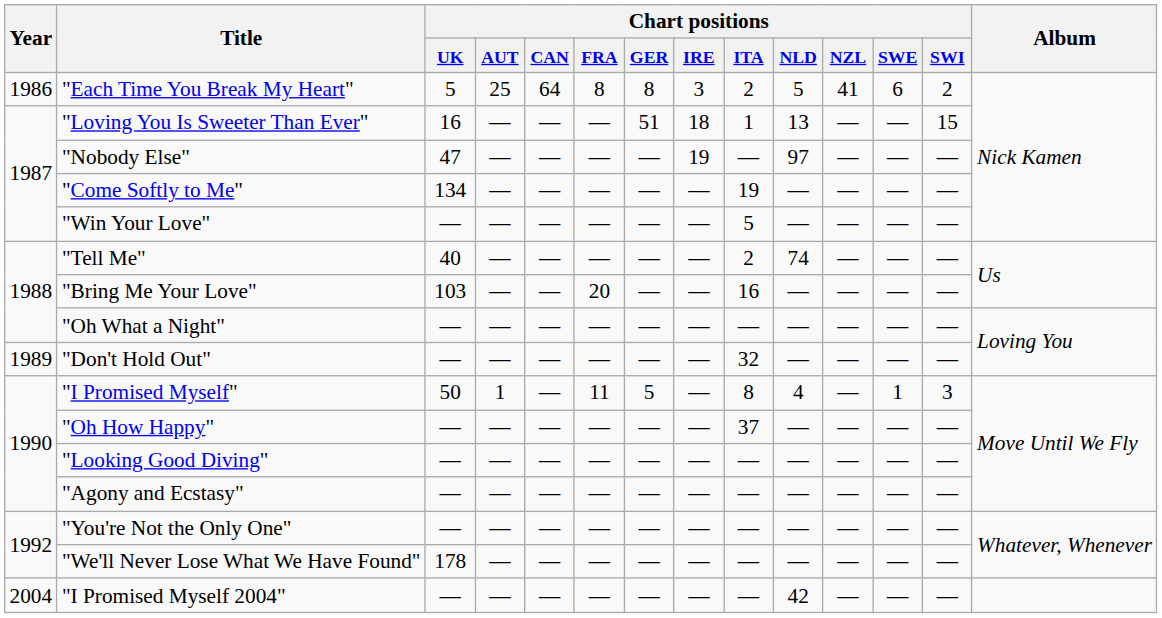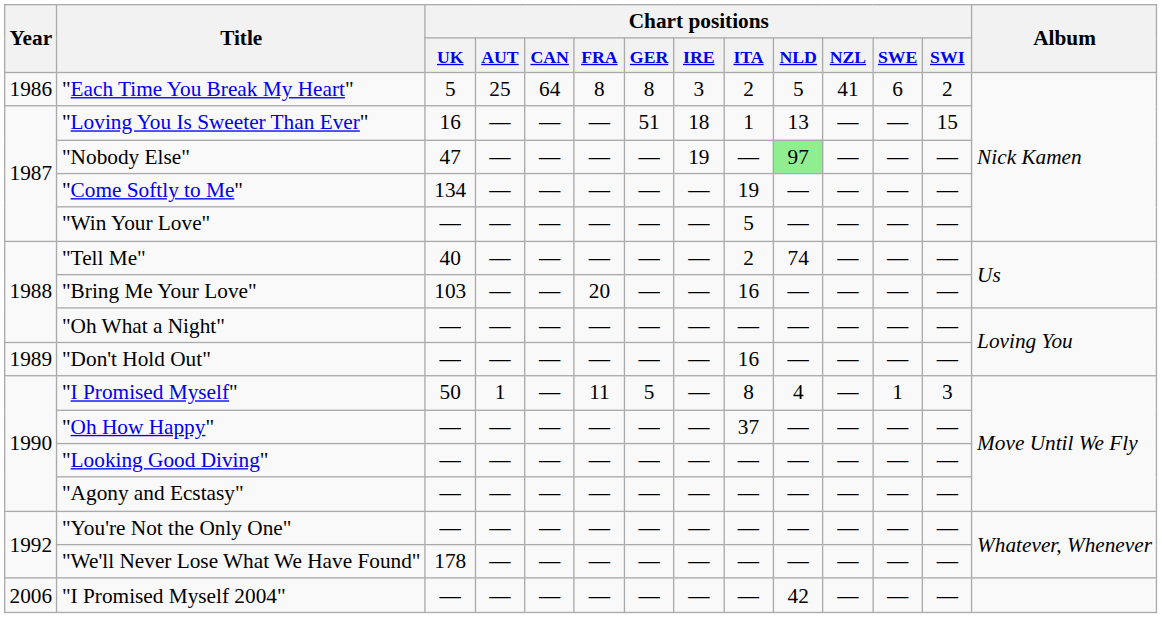(798, 156) no background -> (798, 156) lightgreen background
(749, 358) 32 -> (749, 358) 16
(31, 595) 2004 -> (31, 595) 2006
